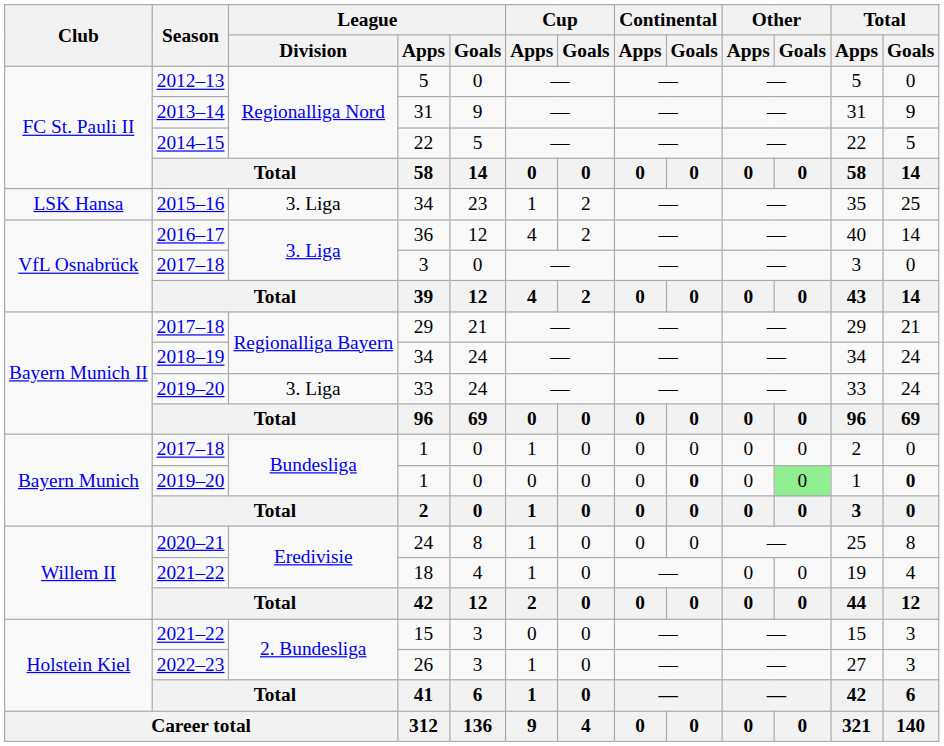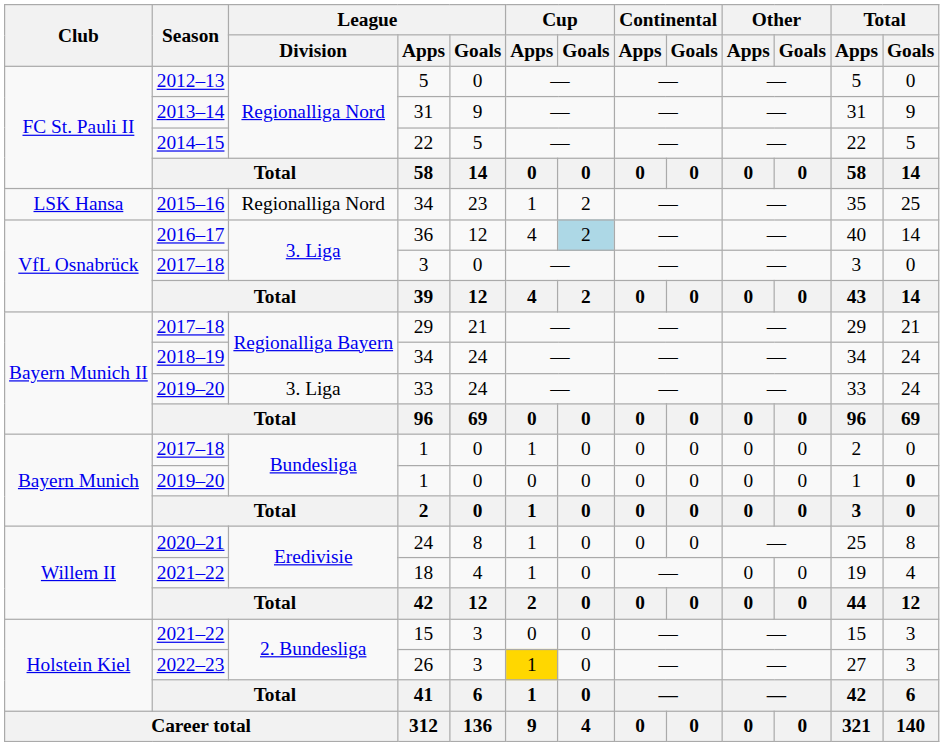(313, 204) 3. Liga -> (313, 204) Regionalliga Nord
(586, 234) no background -> (586, 234) lightblue background
(694, 480) bold -> (694, 480) normal
(802, 480) lightgreen background -> (802, 480) no background
(532, 664) no background -> (532, 664) gold background
